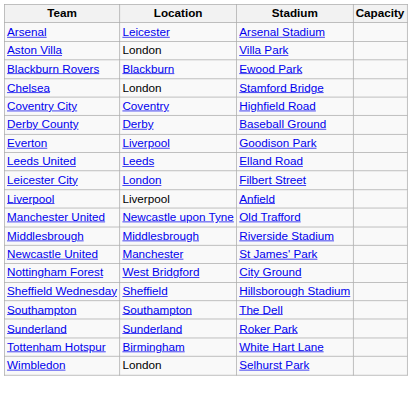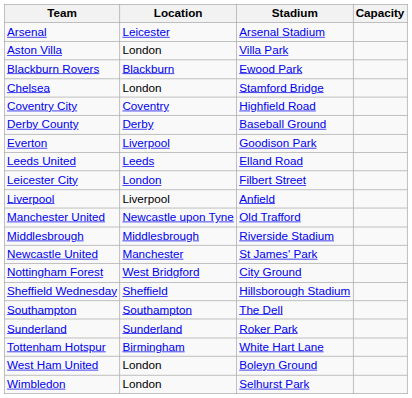+ row: (53, 365)
